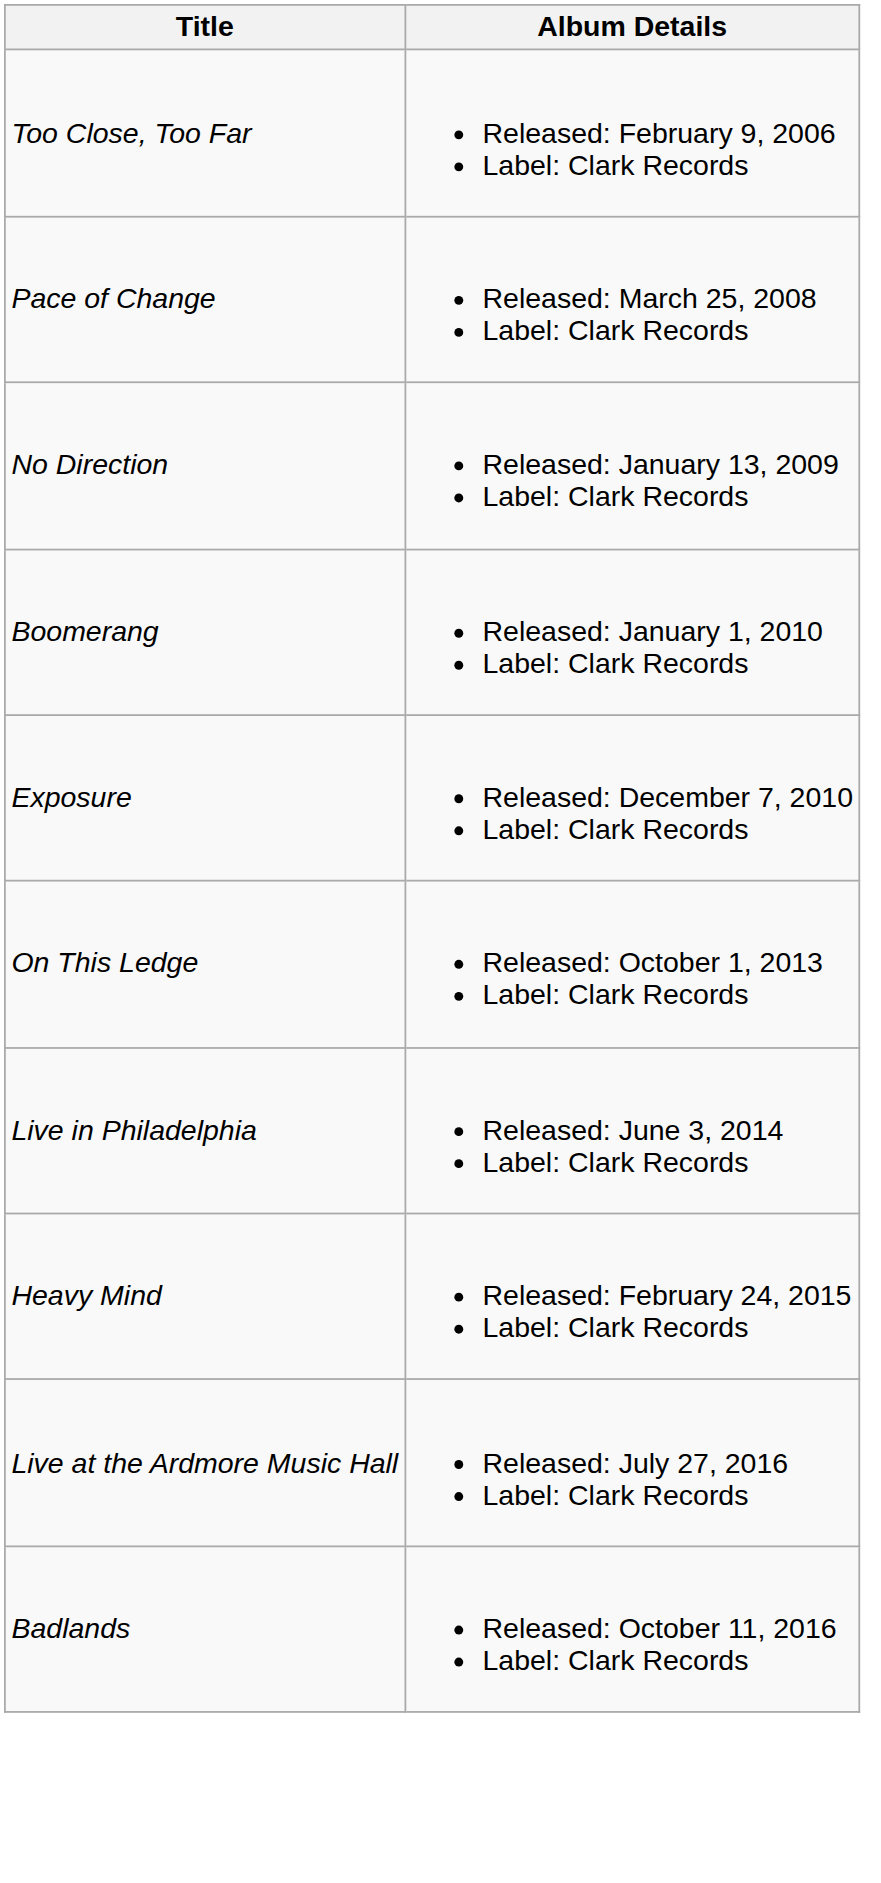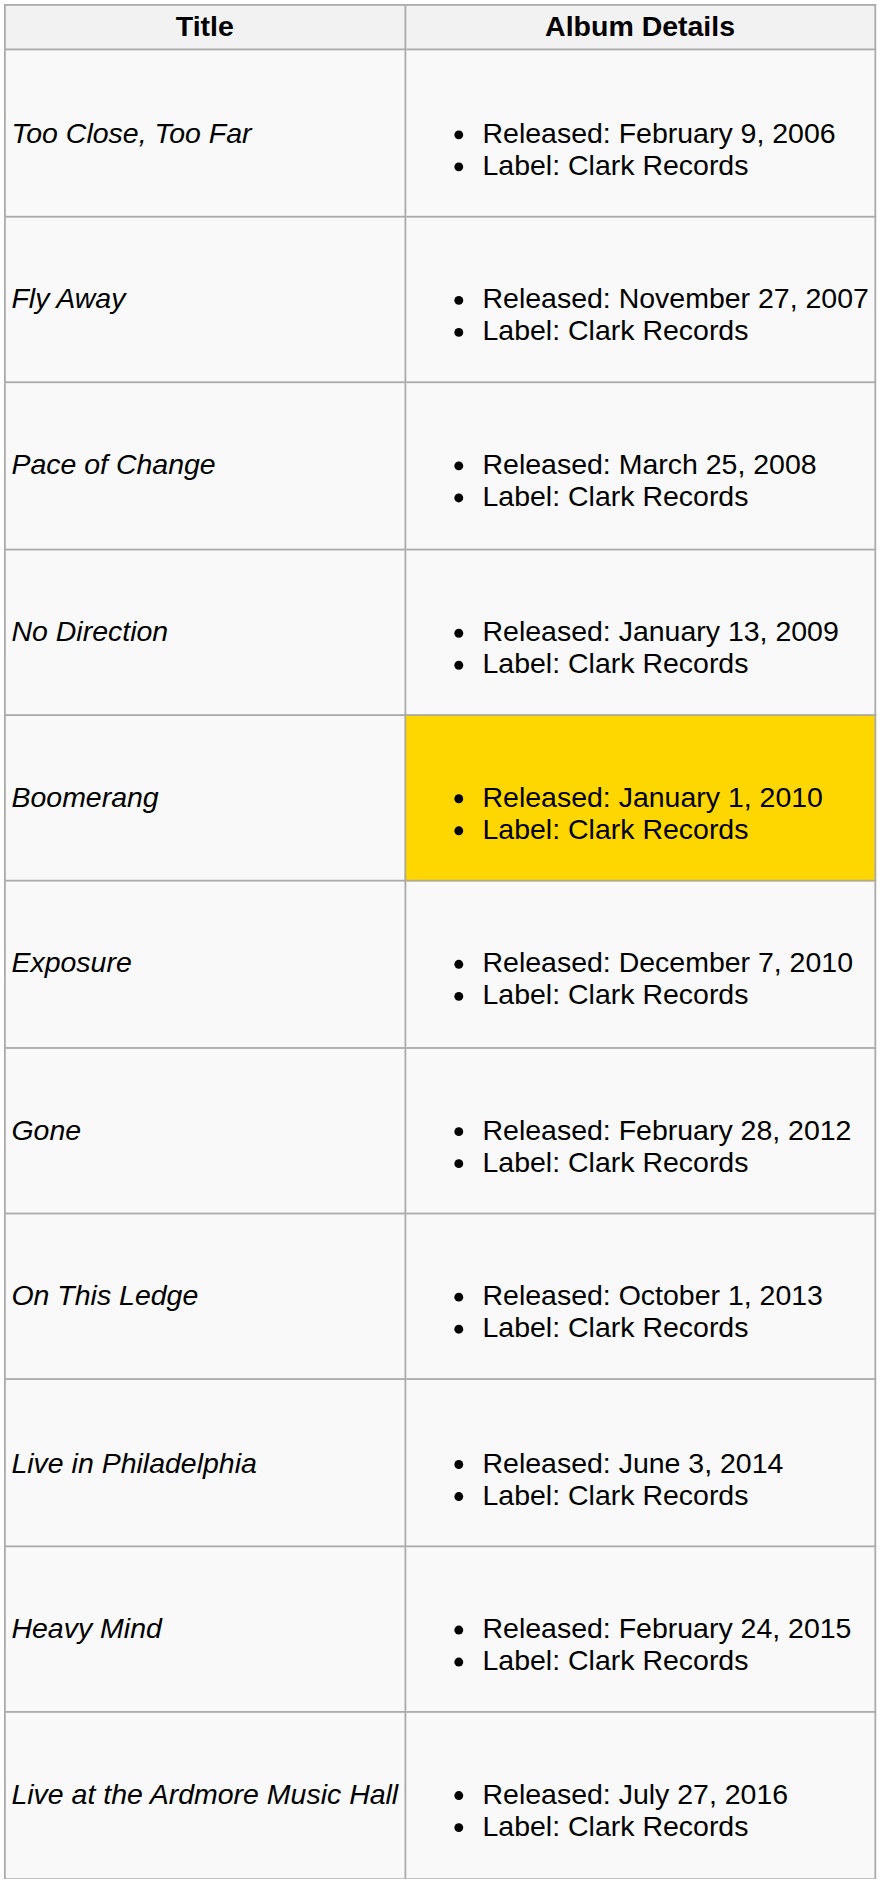+ row: (68, 298)
(632, 648) no background -> (640, 814) gold background
+ row: (46, 1130)
- row: (71, 1628)
